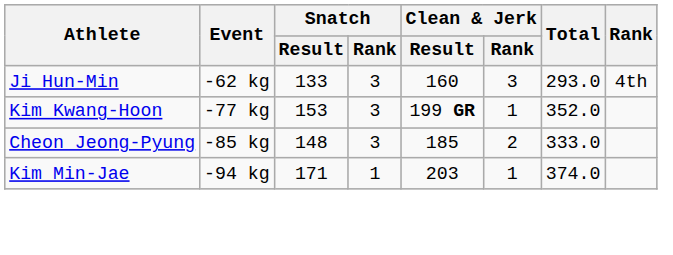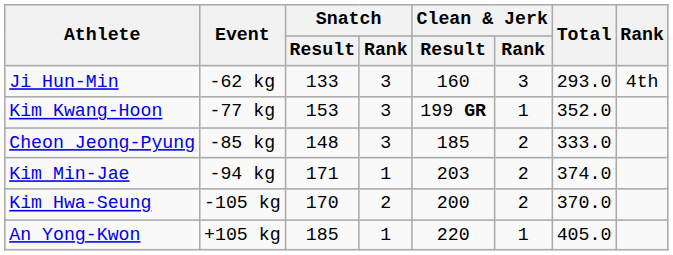(512, 173) 1 -> (523, 173) 2
+ row: (80, 204)
+ row: (75, 234)
